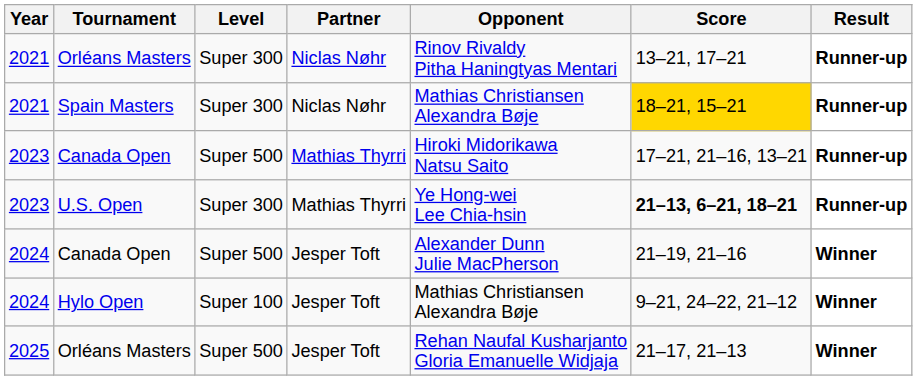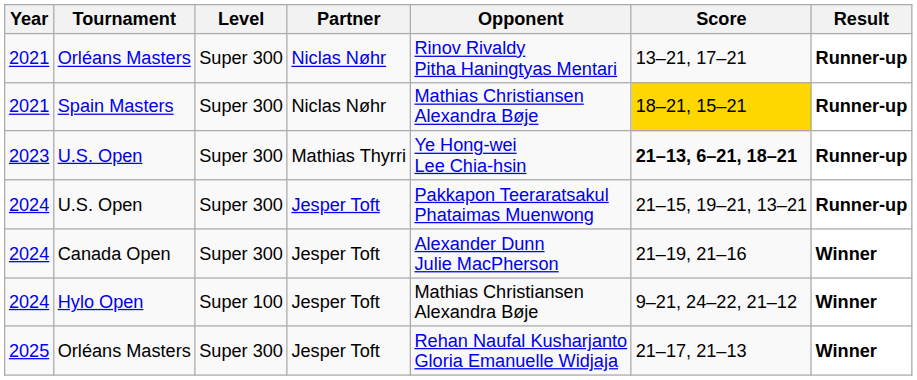- row: (29, 156)
+ row: (29, 205)
(241, 253) Super 500 -> (241, 253) Super 300
(241, 351) Super 500 -> (241, 351) Super 300
